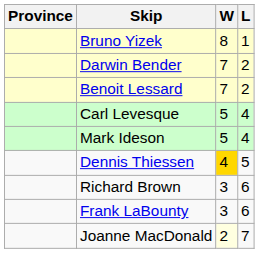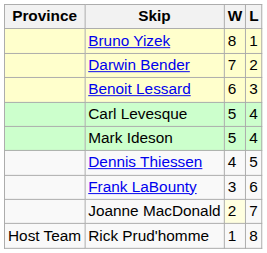(224, 89) 7 -> (232, 89) 6
(245, 89) 2 -> (254, 89) 3
(224, 162) gold background -> (232, 162) no background
- row: (130, 187)
+ row: (149, 235)
